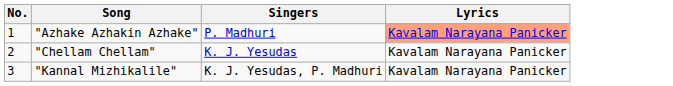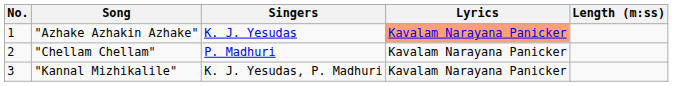+ column: (619, 14)
(240, 34) P. Madhuri -> (251, 34) K. J. Yesudas
(251, 53) K. J. Yesudas -> (240, 53) P. Madhuri
